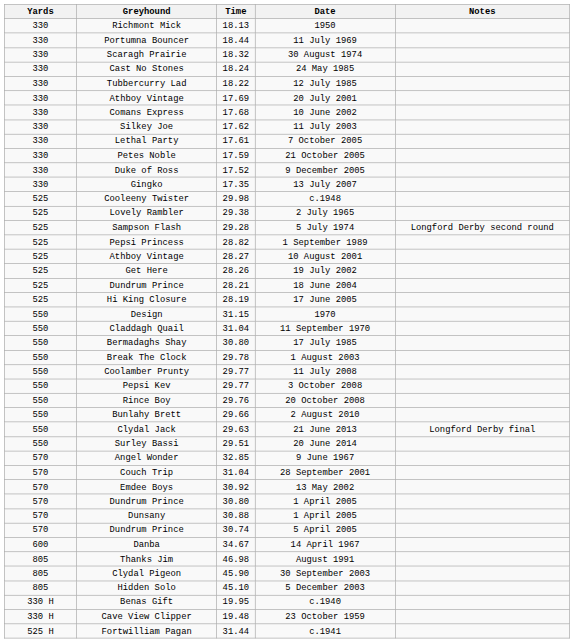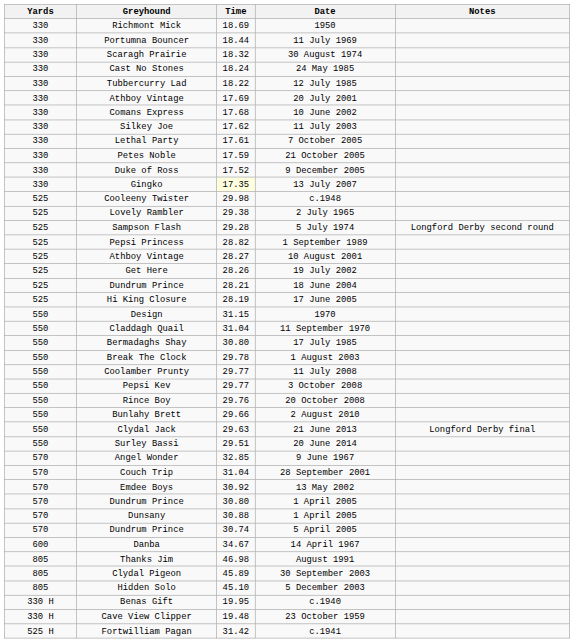(236, 26) 18.13 -> (236, 26) 18.69
(236, 184) no background -> (236, 184) lightyellow background
(236, 573) 45.90 -> (236, 573) 45.89
(236, 631) 31.44 -> (236, 631) 31.42
